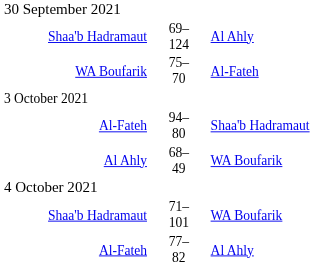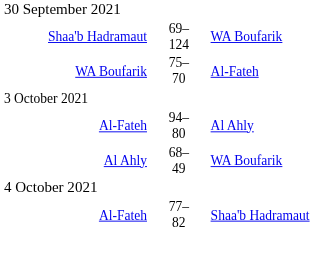(232, 36) Al Ahly -> (246, 36) WA Boufarik
(260, 125) Shaa'b Hadramaut -> (232, 125) Al Ahly
- row: (98, 215)
(232, 249) Al Ahly -> (260, 215) Shaa'b Hadramaut
